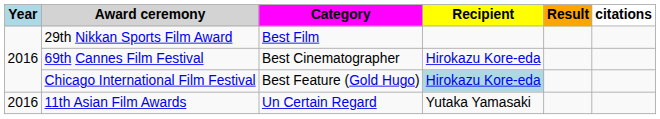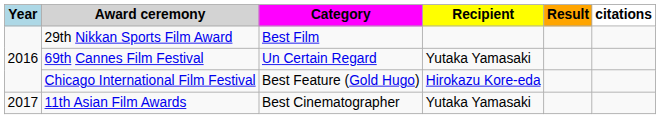(331, 59) Best Cinematographer -> (319, 59) Un Certain Regard
(483, 59) Hirokazu Kore-eda -> (478, 59) Yutaka Yamasaki
(483, 80) lightblue background -> (483, 80) no background
(23, 102) 2016 -> (23, 102) 2017
(319, 102) Un Certain Regard -> (331, 102) Best Cinematographer
